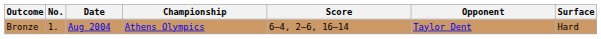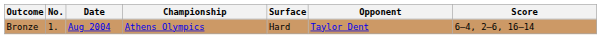columns swapped: (576, 11) <-> (339, 11)
